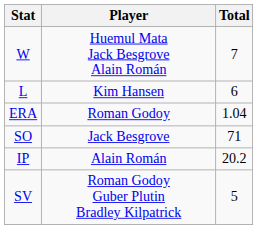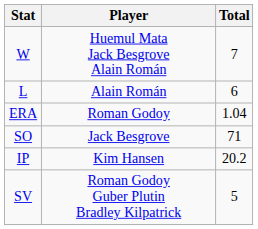(129, 92) Kim Hansen -> (129, 92) Alain Román
(129, 158) Alain Román -> (129, 158) Kim Hansen
